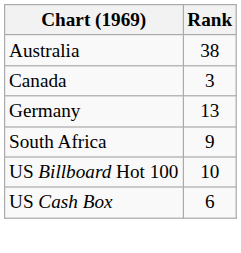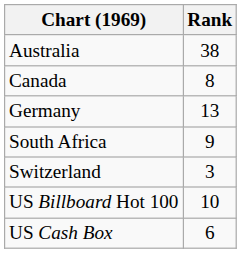(210, 80) 3 -> (210, 80) 8
+ row: (55, 171)
